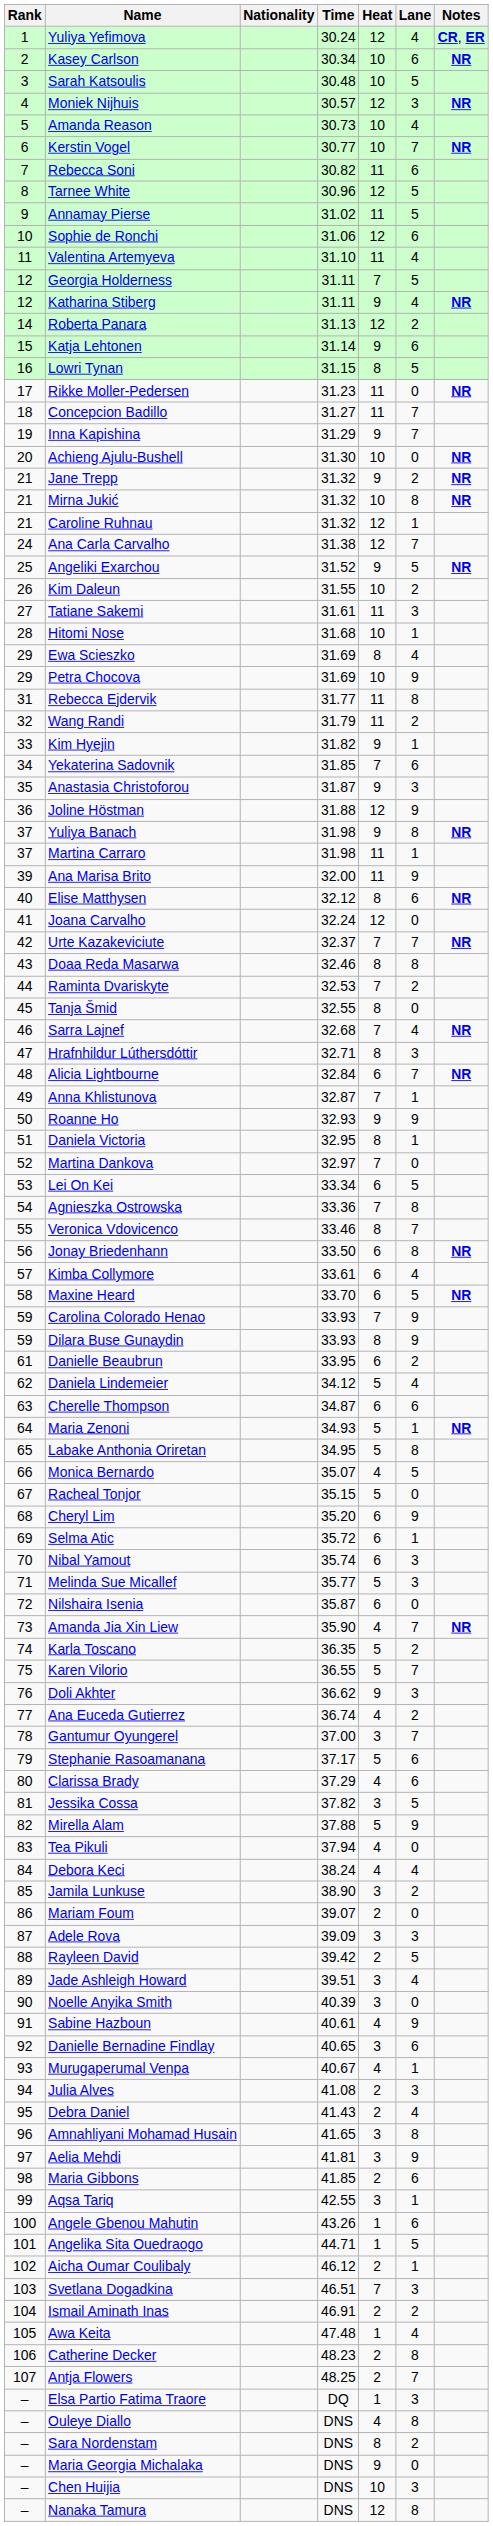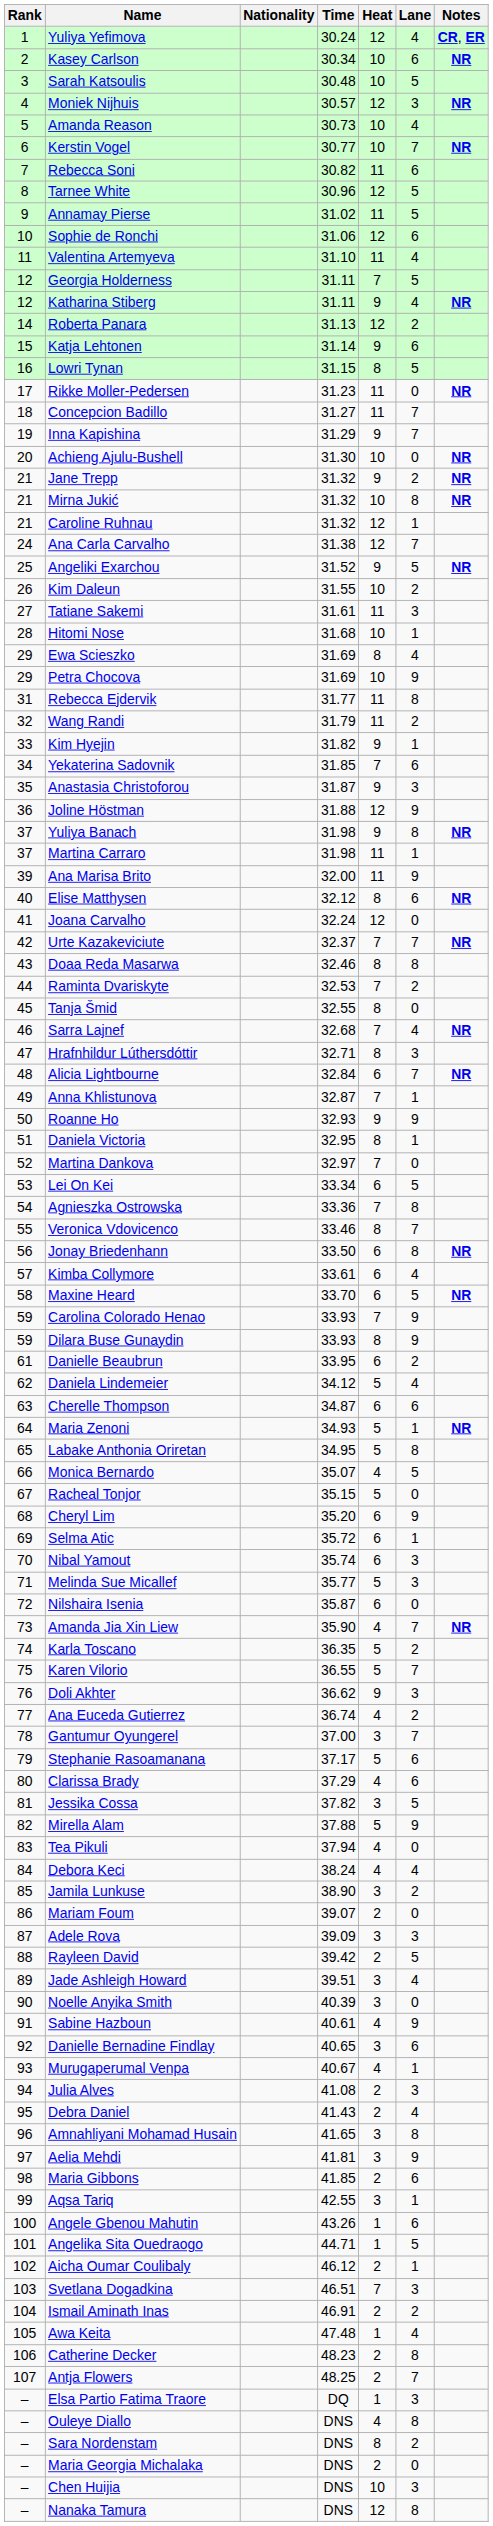(377, 2466) 9 -> (377, 2466) 2
